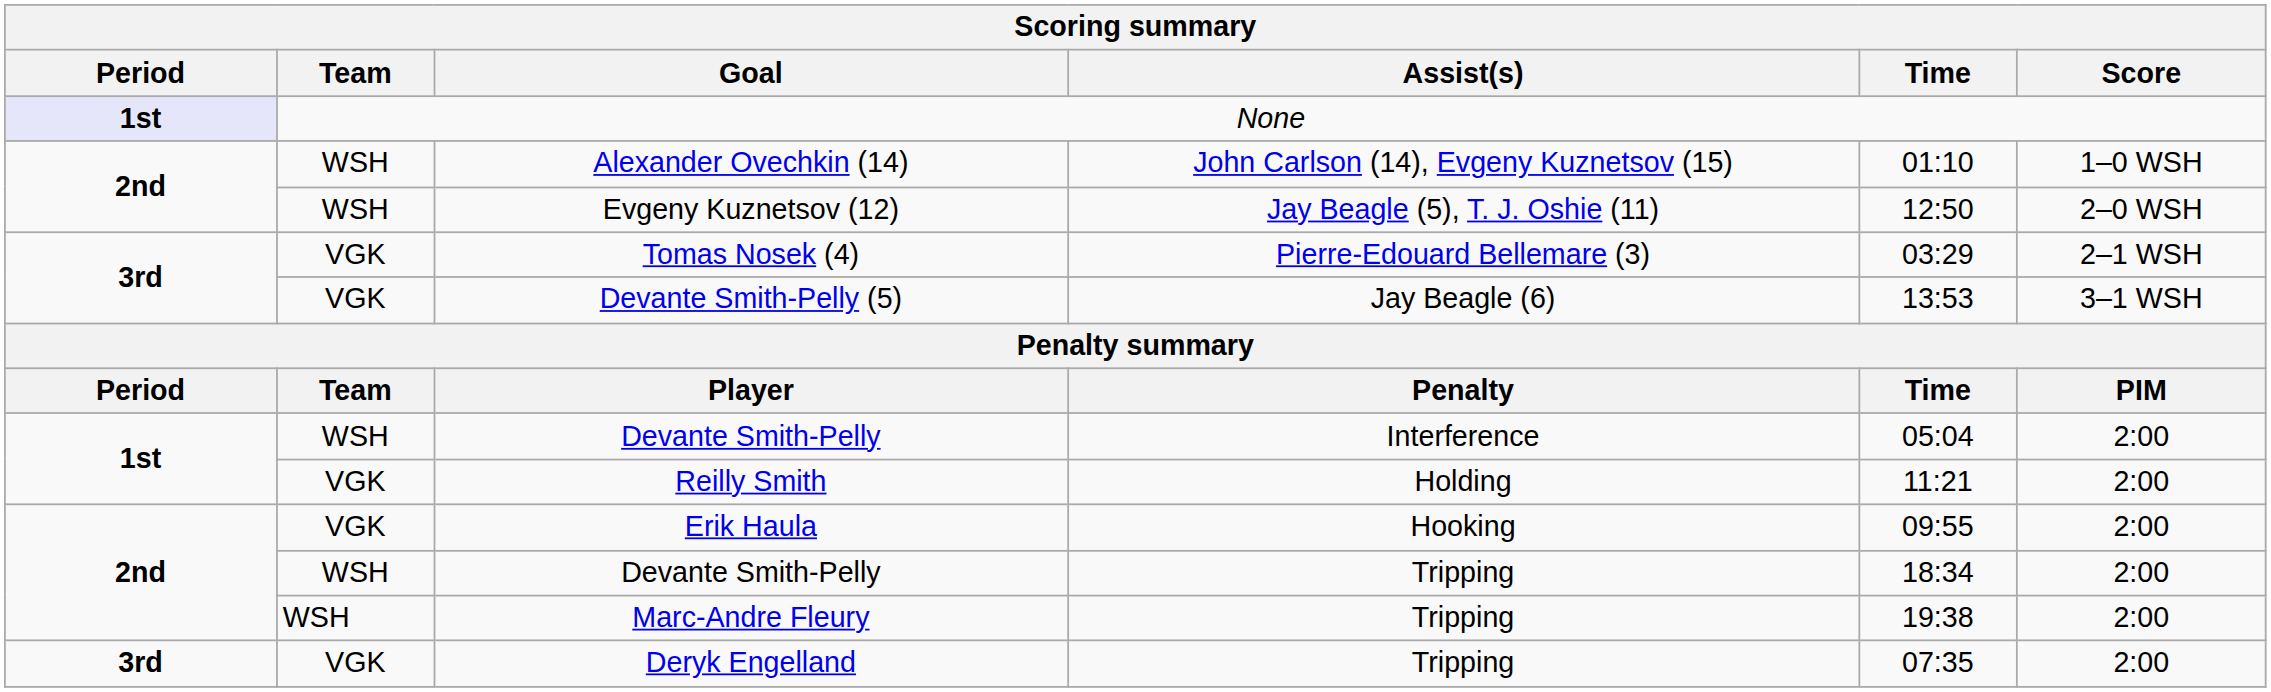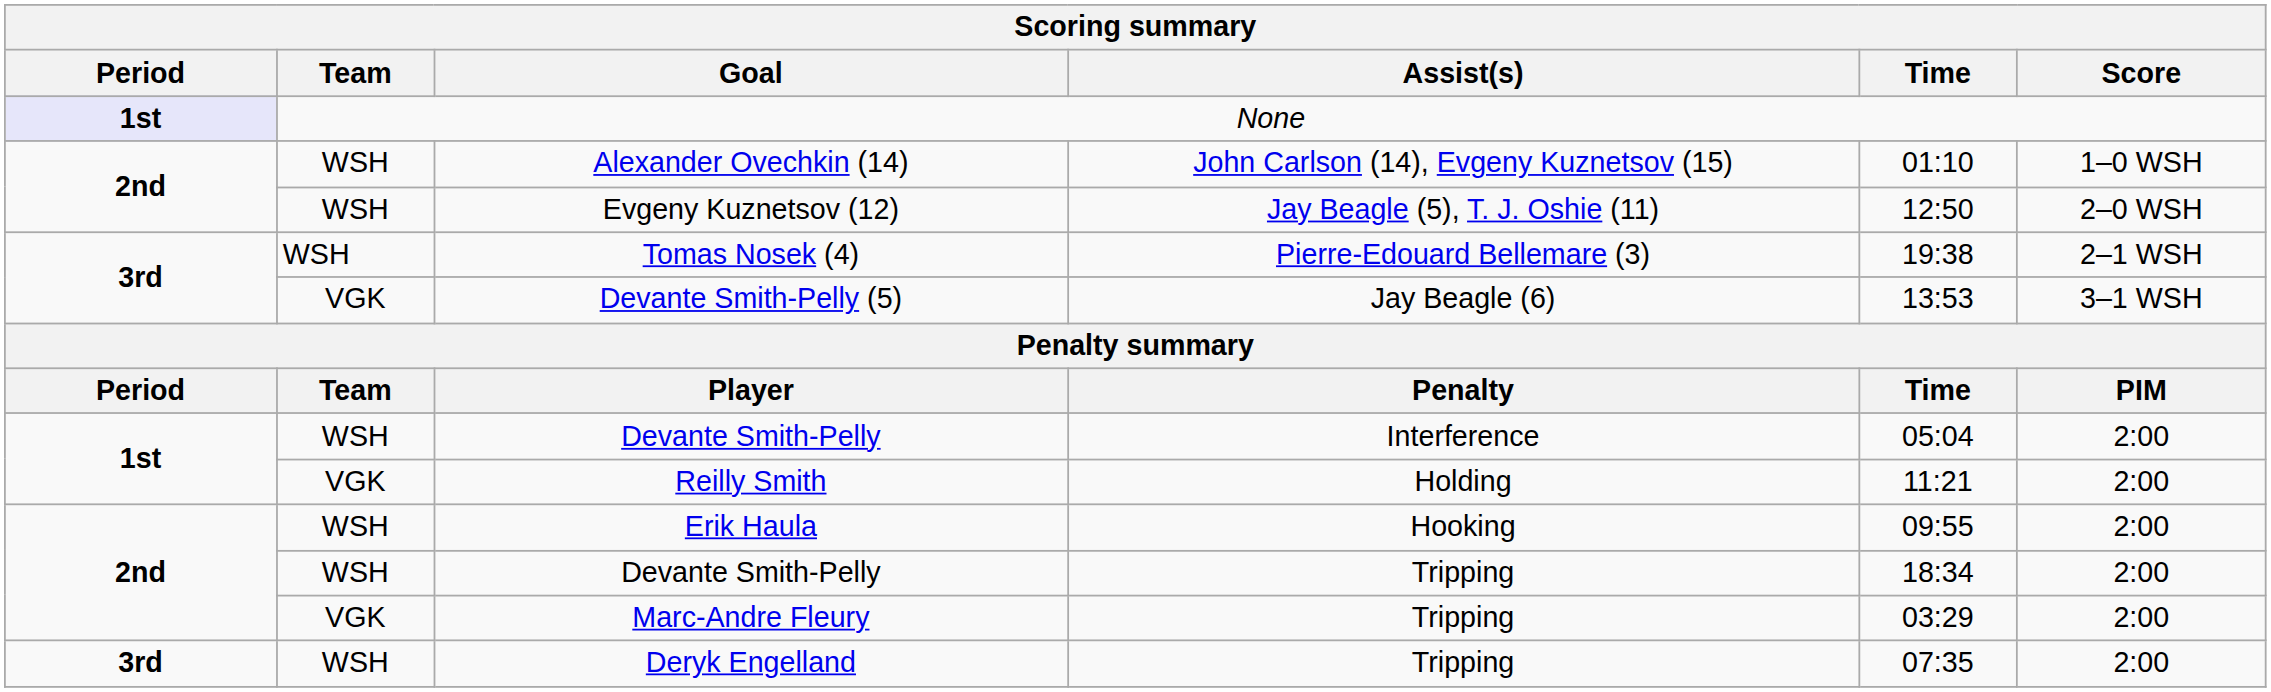(355, 254) VGK -> (316, 254) WSH
(1938, 254) 03:29 -> (1938, 254) 19:38
(355, 526) VGK -> (355, 526) WSH
(316, 617) WSH -> (355, 617) VGK
(1938, 617) 19:38 -> (1938, 617) 03:29
(355, 663) VGK -> (355, 663) WSH
